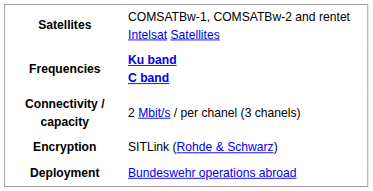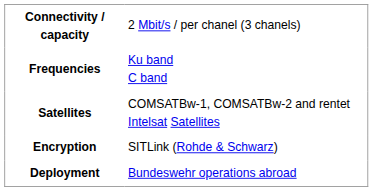rows swapped: (65, 26) <-> (65, 113)
(152, 69) bold -> (151, 69) normal
